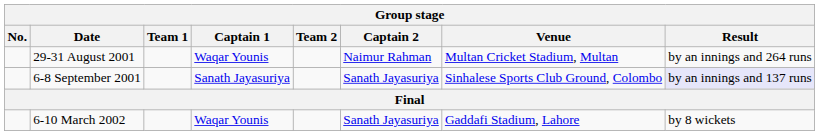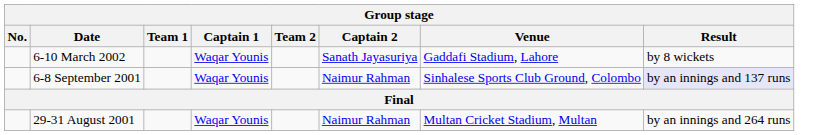rows swapped: (84, 57) <-> (79, 120)
(242, 78) Sanath Jayasuriya -> (231, 78) Waqar Younis
(391, 78) Sanath Jayasuriya -> (366, 78) Naimur Rahman
